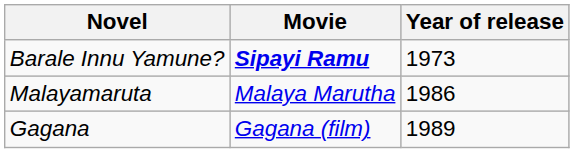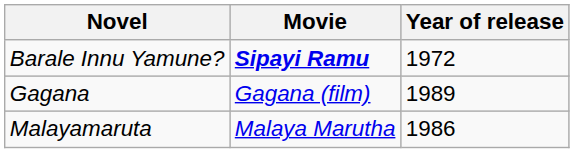(431, 57) 1973 -> (431, 57) 1972
rows swapped: (50, 128) <-> (81, 93)
